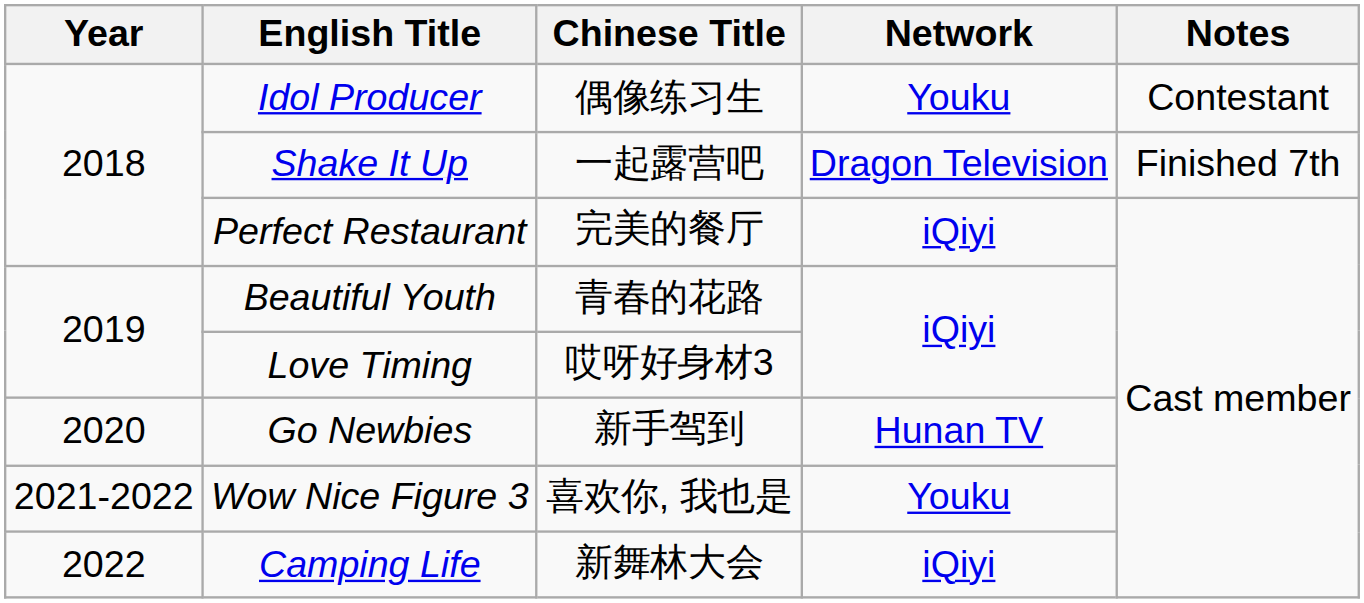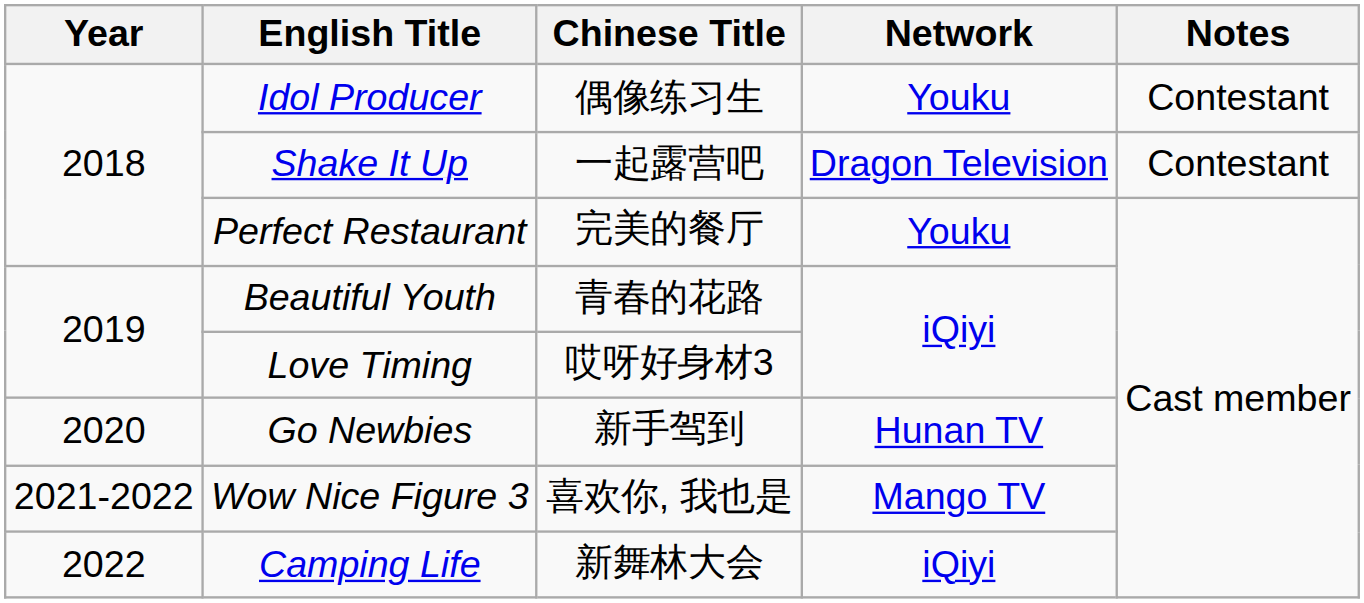(1238, 164) Finished 7th -> (1238, 164) Contestant
(959, 230) iQiyi -> (959, 230) Youku
(959, 497) Youku -> (959, 497) Mango TV
